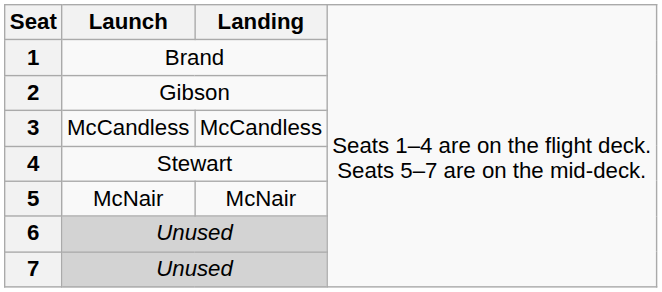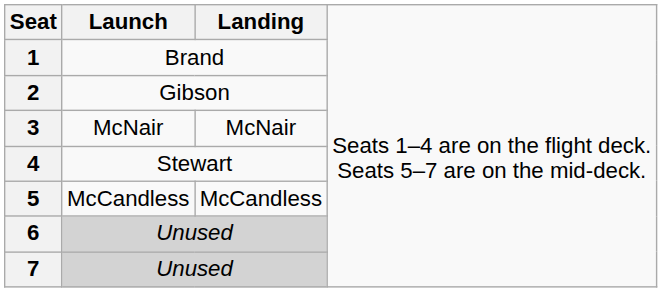(128, 127) McCandless -> (128, 127) McNair
(261, 127) McCandless -> (261, 127) McNair
(128, 198) McNair -> (128, 198) McCandless
(261, 198) McNair -> (261, 198) McCandless
